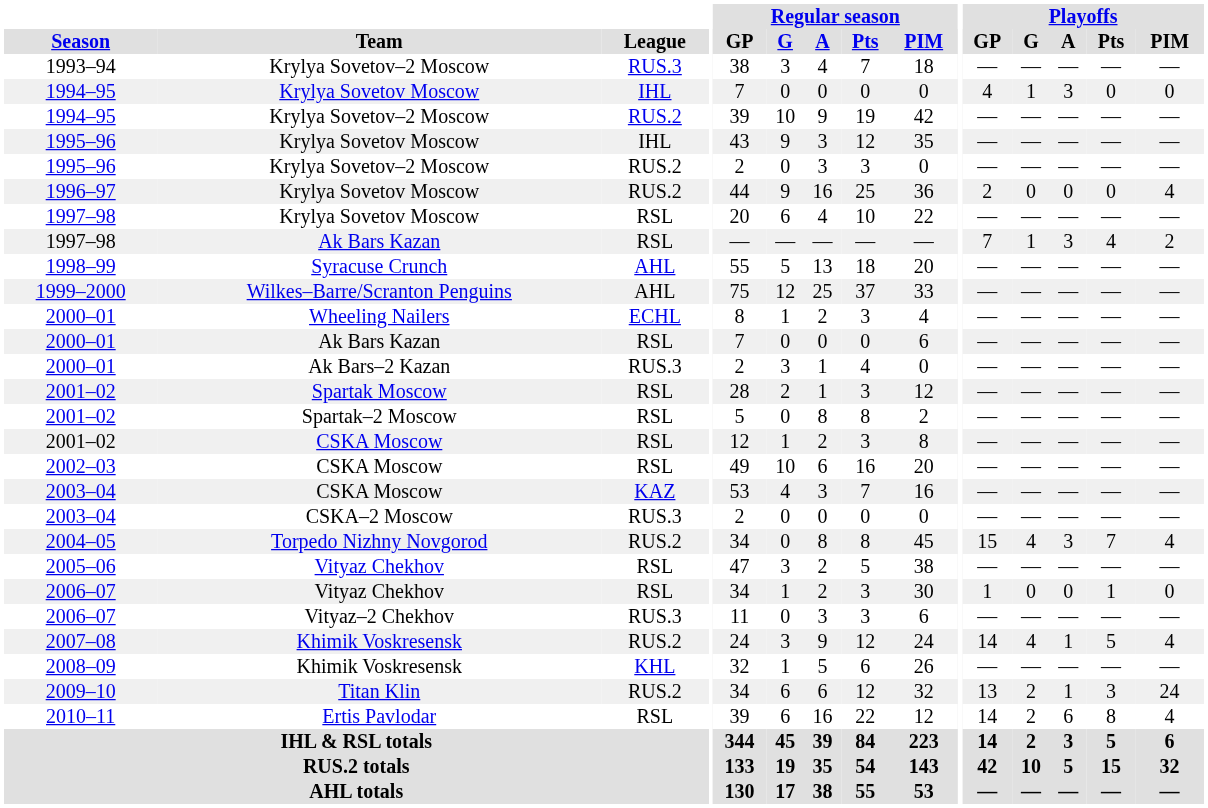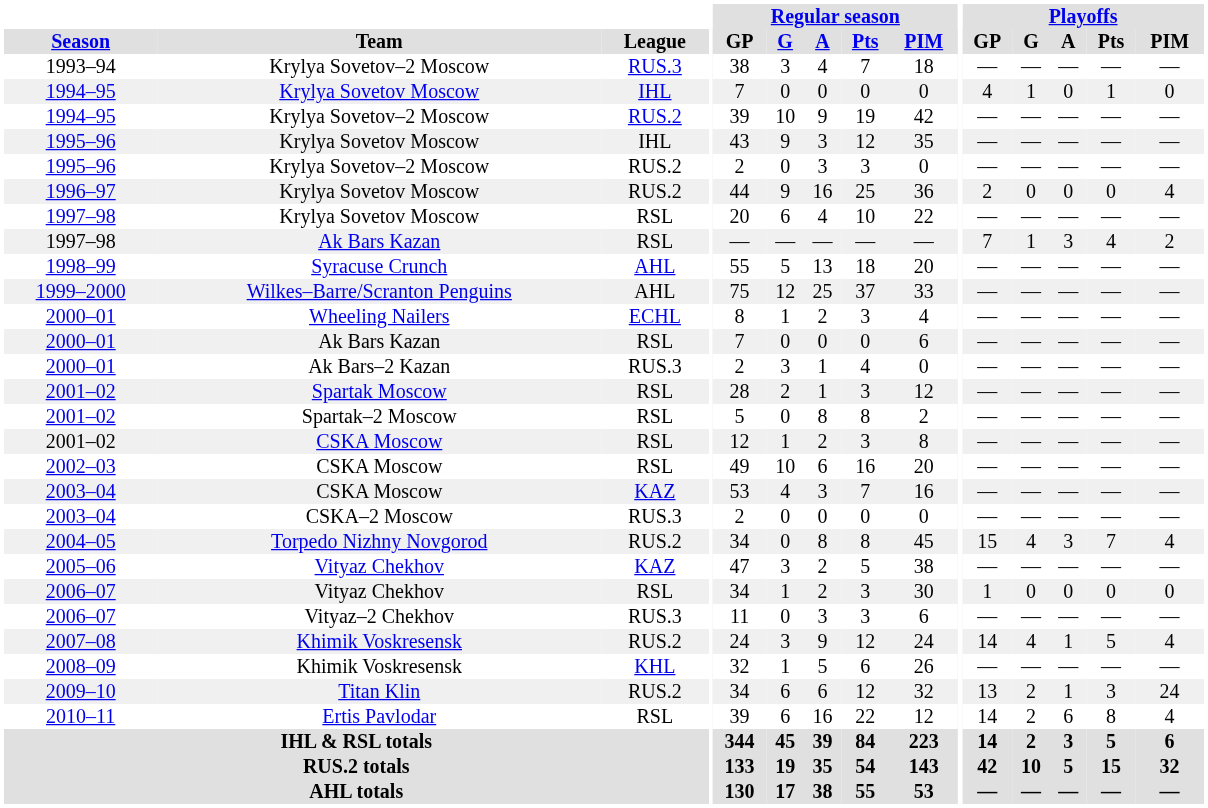(1068, 91) 3 -> (1068, 91) 0
(1111, 91) 0 -> (1111, 91) 1
(655, 566) RSL -> (655, 566) KAZ
(1111, 591) 1 -> (1111, 591) 0
